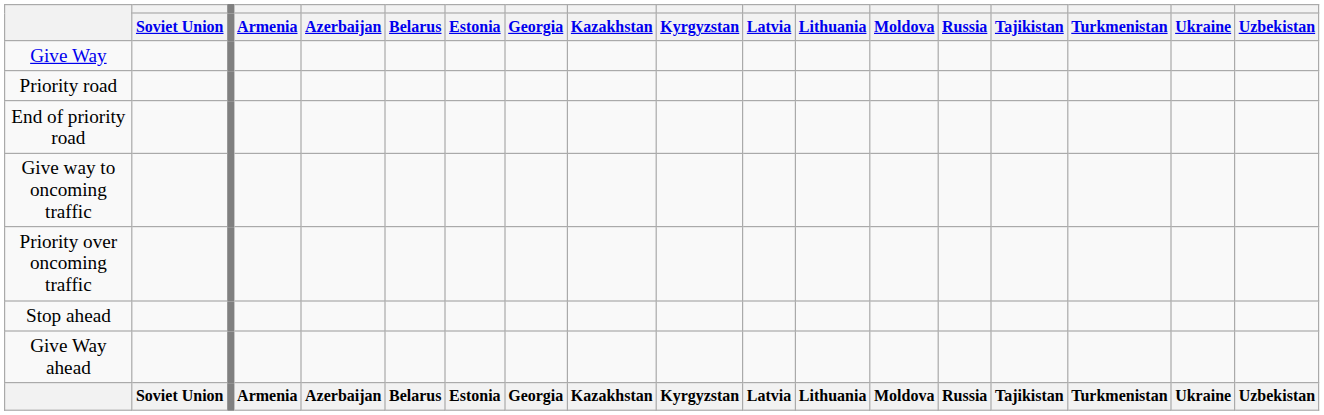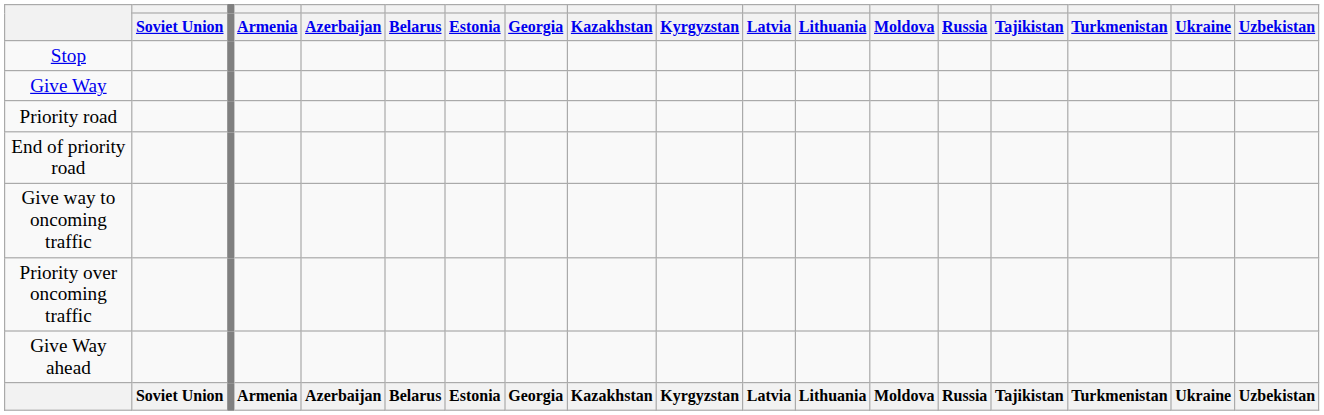+ row: (68, 55)
- row: (68, 315)
